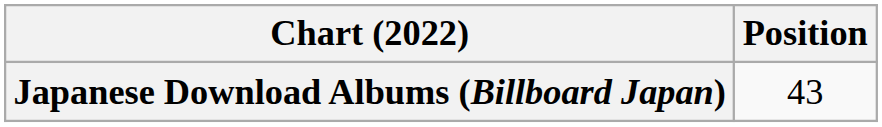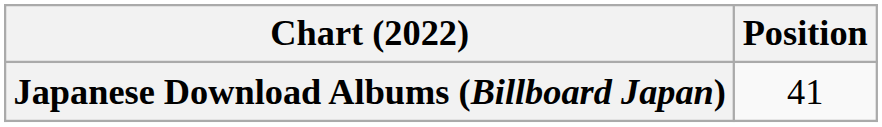(805, 90) 43 -> (805, 90) 41
